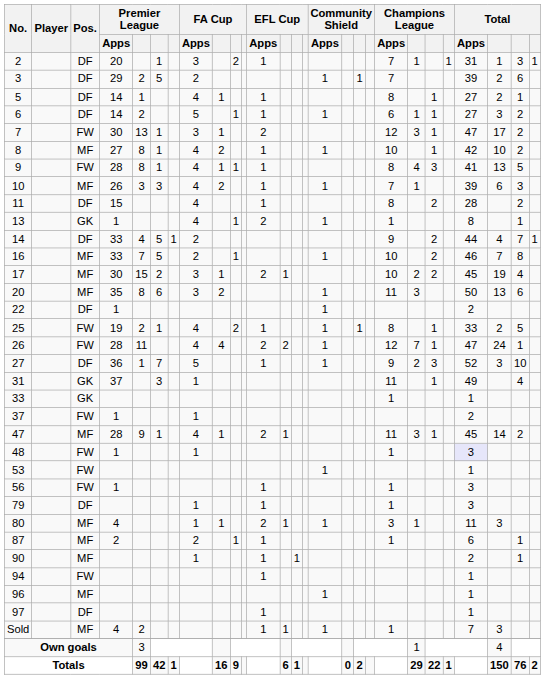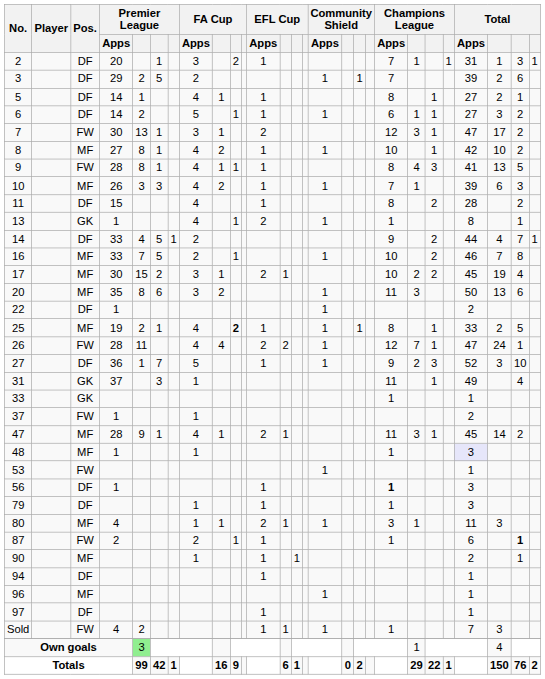(85, 327) FW -> (85, 327) MF
(236, 327) normal -> (236, 327) bold
(85, 452) FW -> (85, 452) MF
(85, 487) FW -> (85, 487) DF
(391, 487) normal -> (391, 487) bold
(85, 541) MF -> (85, 541) FW
(520, 541) normal -> (520, 541) bold
(85, 576) FW -> (85, 576) DF
(85, 629) MF -> (85, 629) FW
(142, 647) no background -> (142, 647) lightgreen background
